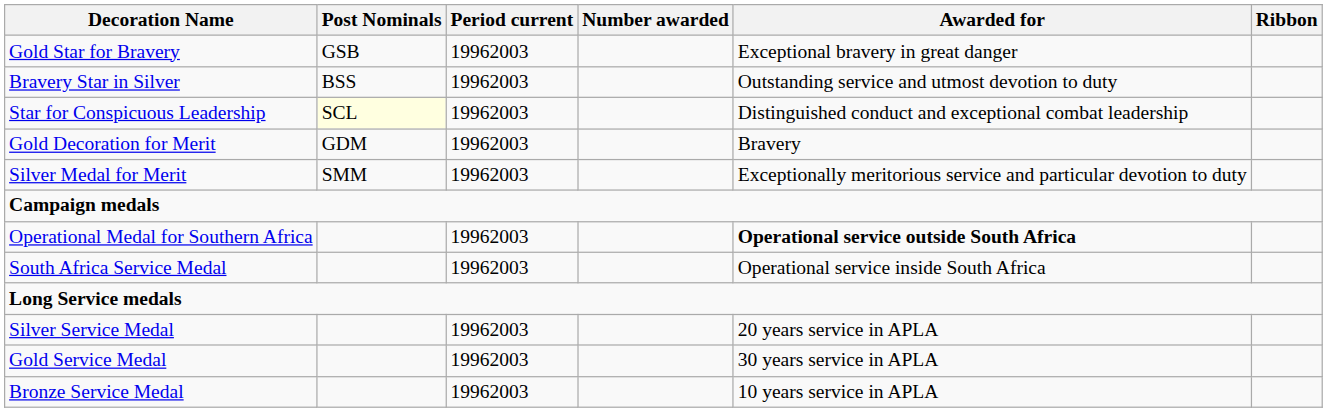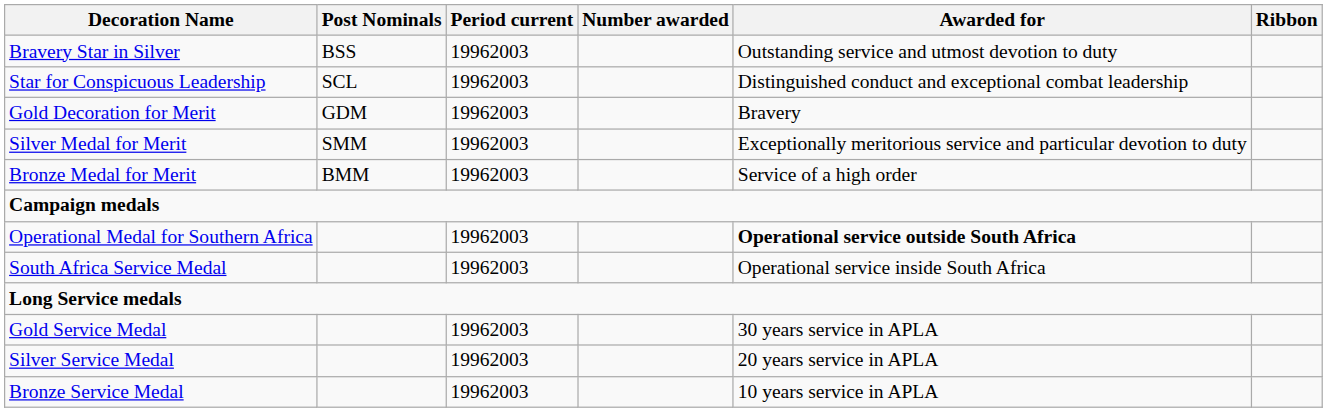- row: (94, 50)
(340, 112) lightyellow background -> (340, 81) no background
+ row: (103, 174)
rows swapped: (88, 360) <-> (92, 329)
